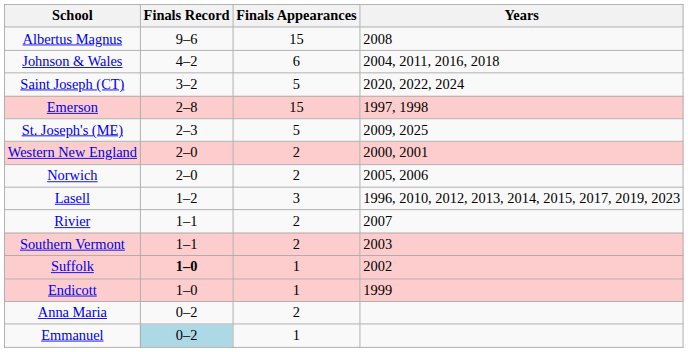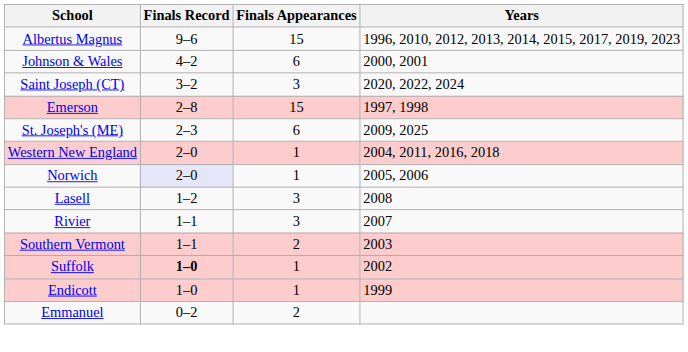(378, 38) 2008 -> (522, 38) 1996, 2010, 2012, 2013, 2014, 2015, 2017, 2019, 2023
(431, 61) 2004, 2011, 2016, 2018 -> (396, 61) 2000, 2001
(296, 84) 5 -> (296, 84) 3
(296, 130) 5 -> (296, 130) 6
(296, 152) 2 -> (296, 152) 1
(396, 152) 2000, 2001 -> (431, 152) 2004, 2011, 2016, 2018
(187, 175) no background -> (187, 175) lavender background
(296, 175) 2 -> (296, 175) 1
(522, 198) 1996, 2010, 2012, 2013, 2014, 2015, 2017, 2019, 2023 -> (378, 198) 2008
(296, 221) 2 -> (296, 221) 3
- row: (72, 312)
(187, 335) lightblue background -> (187, 312) no background
(296, 335) 1 -> (296, 312) 2
